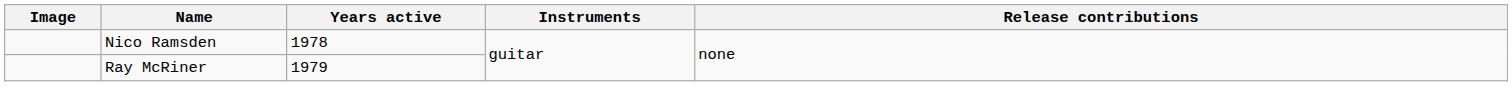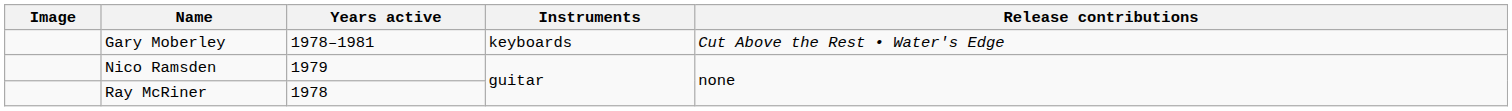+ row: (165, 42)
(309, 42) 1978 -> (309, 68) 1979
(309, 68) 1979 -> (309, 93) 1978
